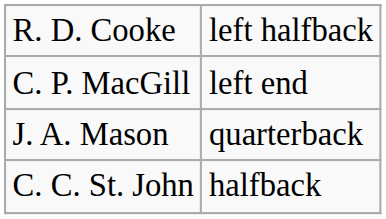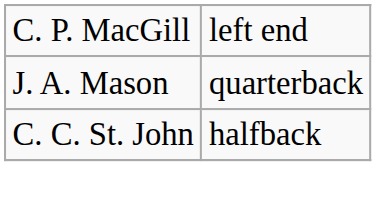- row: (94, 30)
